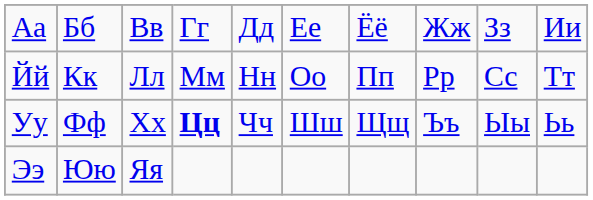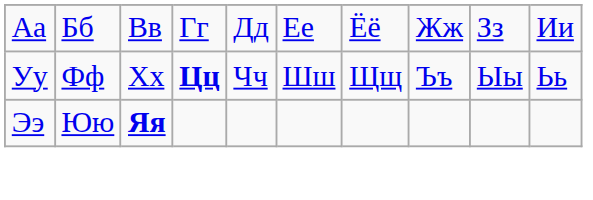- row: (31, 75)
(146, 169) normal -> (147, 122) bold
